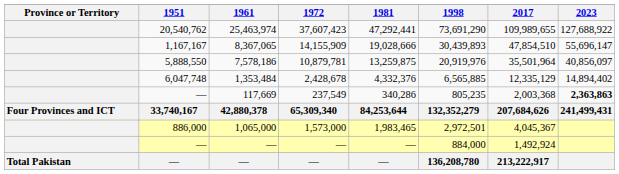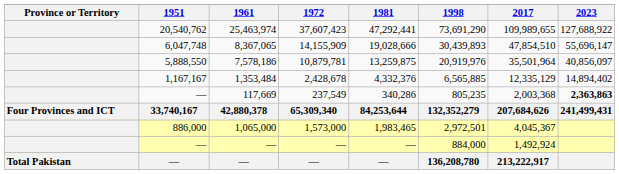(186, 45) 1,167,167 -> (186, 45) 6,047,748
(186, 78) 6,047,748 -> (186, 78) 1,167,167
